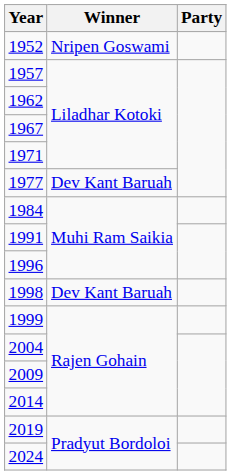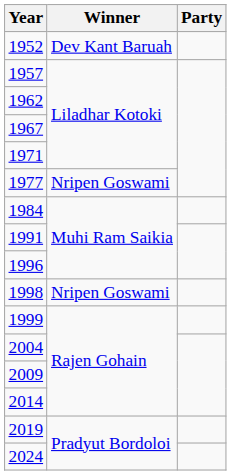(110, 45) Nripen Goswami -> (112, 45) Dev Kant Baruah
(112, 182) Dev Kant Baruah -> (110, 182) Nripen Goswami
(112, 292) Dev Kant Baruah -> (110, 292) Nripen Goswami
